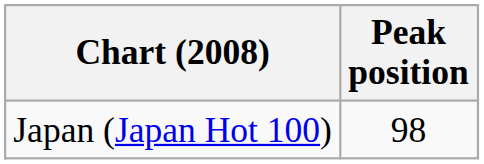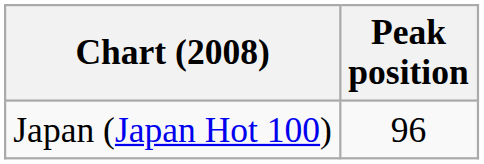(409, 128) 98 -> (409, 128) 96
